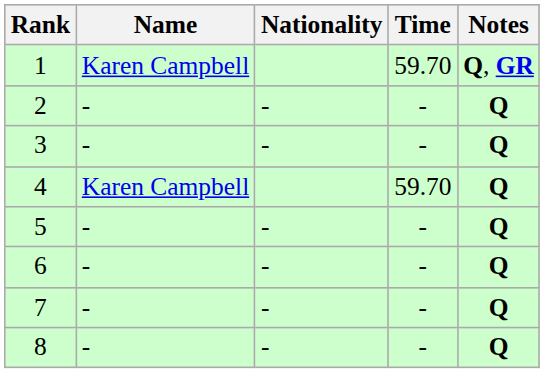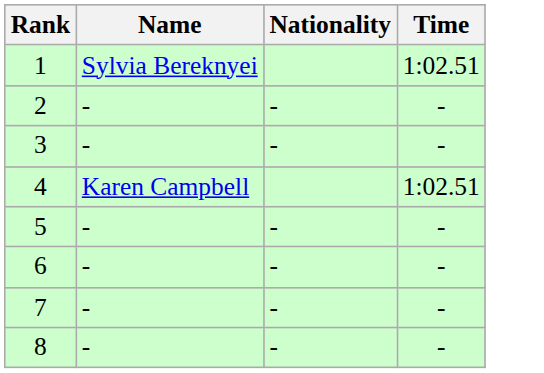- column: (499, 24)
(165, 65) Karen Campbell -> (170, 65) Sylvia Bereknyei
(423, 65) 59.70 -> (441, 65) 1:02.51
(423, 186) 59.70 -> (441, 186) 1:02.51
